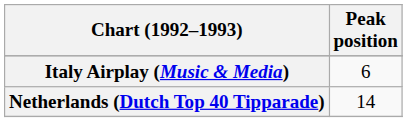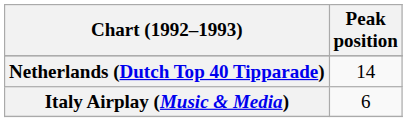rows swapped: (167, 71) <-> (167, 101)
